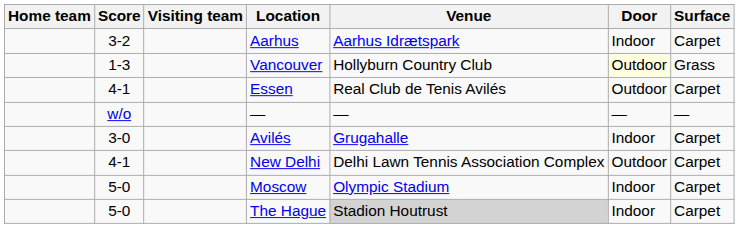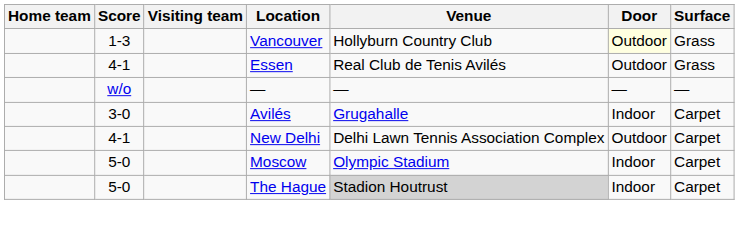- row: (274, 41)
(697, 89) Carpet -> (695, 65) Grass
